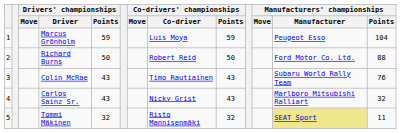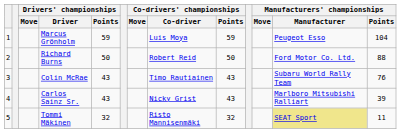(381, 98) 32 -> (381, 98) 39
